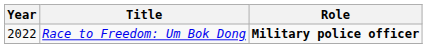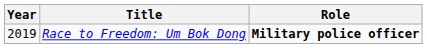(22, 34) 2022 -> (22, 34) 2019
